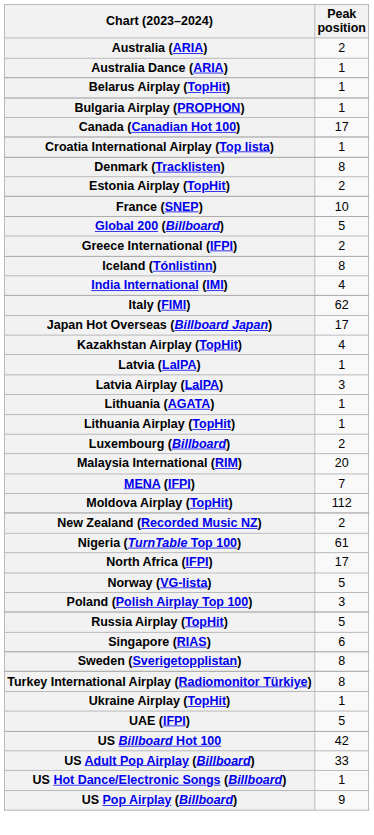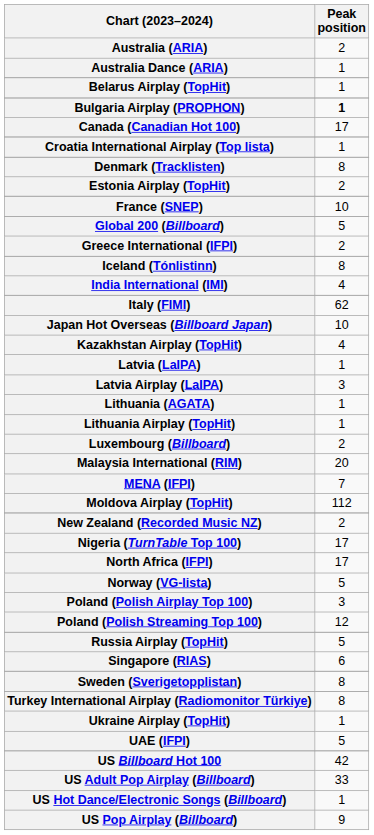(342, 107) normal -> (342, 107) bold
(342, 325) 17 -> (342, 325) 10
(342, 543) 61 -> (342, 543) 17
+ row: (159, 622)
